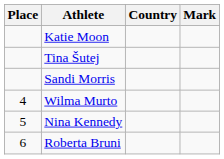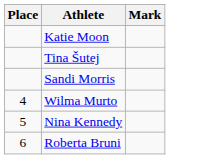- column: (153, 15)
